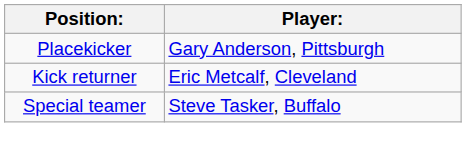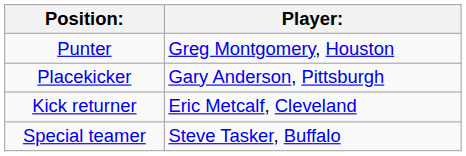+ row: (84, 48)
